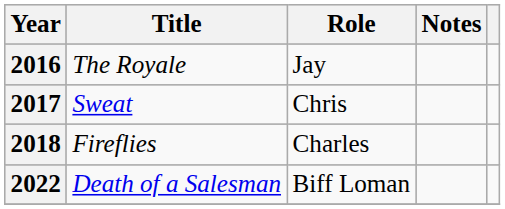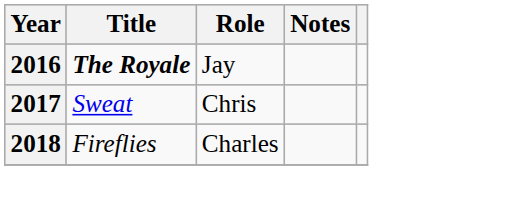(129, 64) normal -> (131, 64) bold
- row: (36, 183)
